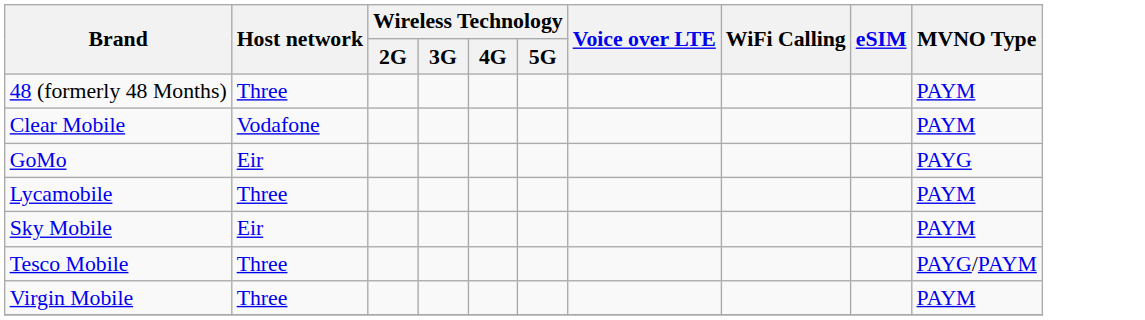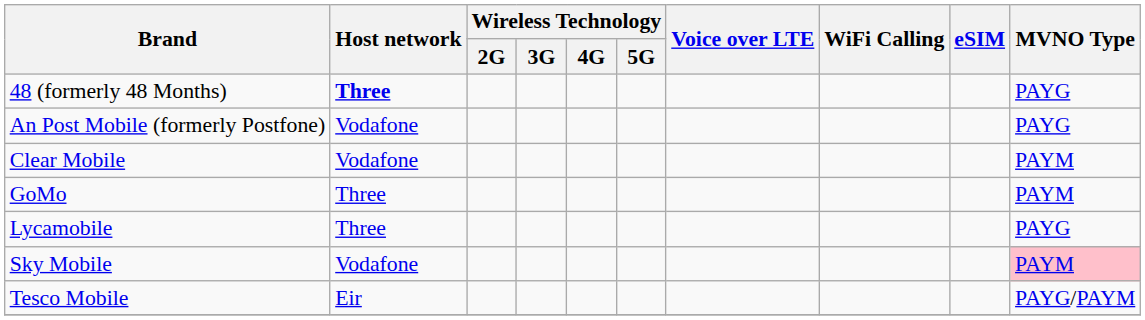(262, 90) normal -> (363, 90) bold
(946, 90) PAYM -> (1043, 90) PAYG
+ row: (167, 125)
(250, 159) Eir -> (361, 194) Three
(944, 159) PAYG -> (1045, 194) PAYM
(946, 194) PAYM -> (1043, 228) PAYG
(250, 228) Eir -> (377, 263) Vodafone
(946, 228) no background -> (1045, 263) pink background
(262, 263) Three -> (349, 297) Eir
- row: (71, 297)
